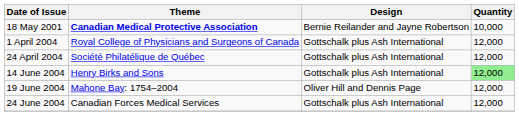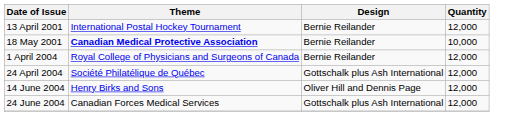+ row: (35, 27)
(386, 27) Bernie Reilander and Jayne Robertson -> (339, 42) Bernie Reilander
(373, 42) Gottschalk plus Ash International -> (339, 57) Bernie Reilander
(373, 73) Gottschalk plus Ash International -> (362, 88) Oliver Hill and Dennis Page
(488, 73) lightgreen background -> (462, 88) no background
- row: (36, 88)
